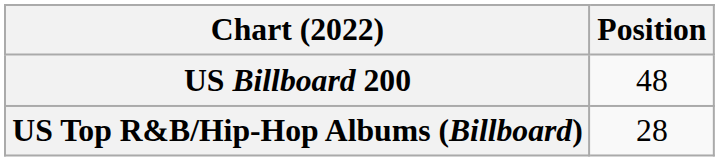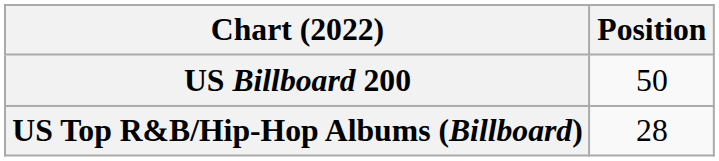(652, 79) 48 -> (652, 79) 50
